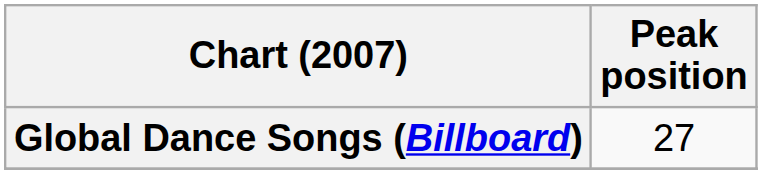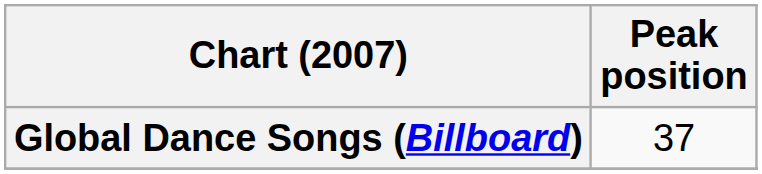(674, 137) 27 -> (674, 137) 37
